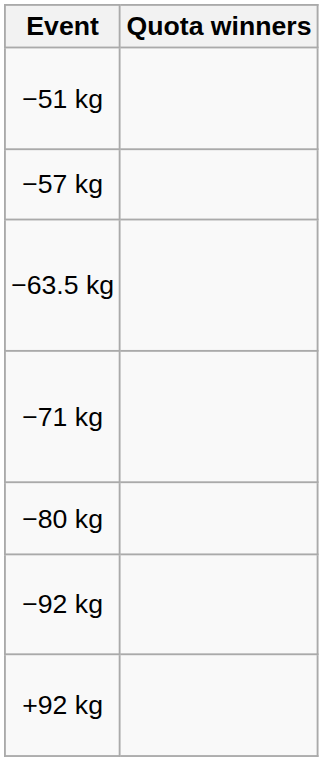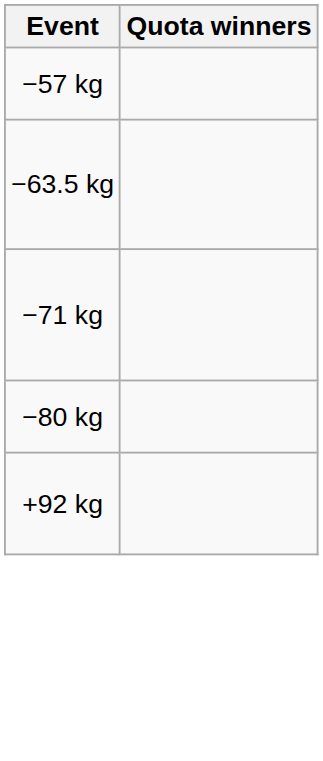- row: (63, 98)
- row: (63, 604)
